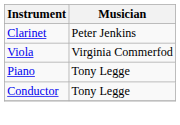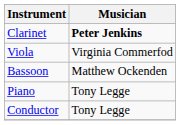(104, 33) normal -> (107, 33) bold
+ row: (28, 71)
